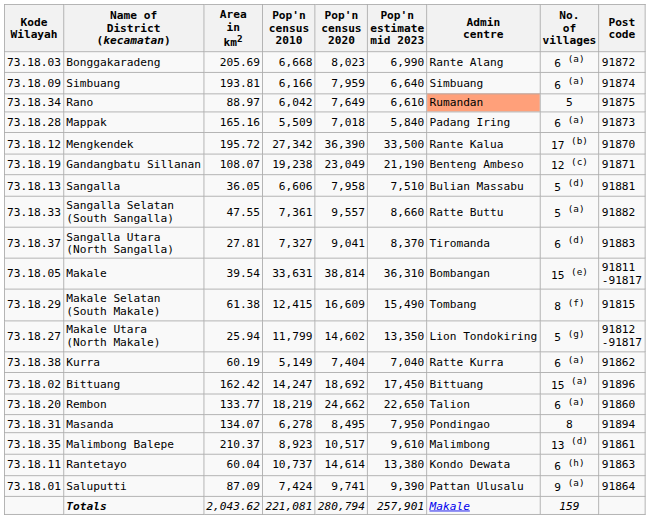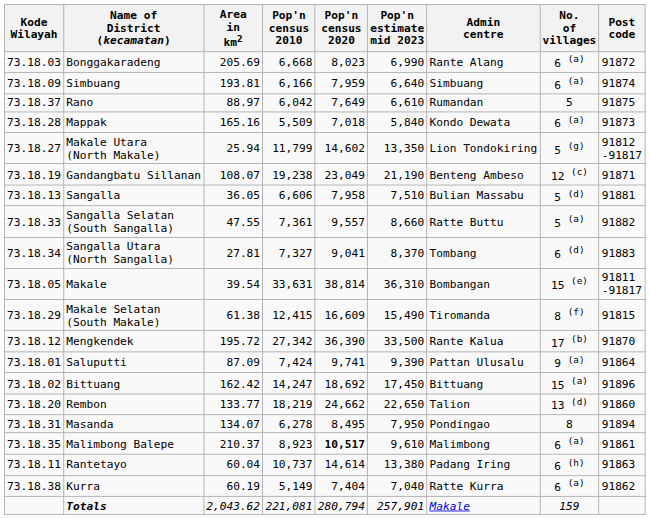(34, 103) 73.18.34 -> (34, 103) 73.18.37
(456, 103) lightsalmon background -> (456, 103) no background
(470, 122) Padang Iring -> (470, 122) Kondo Dewata
rows swapped: (100, 143) <-> (113, 336)
(34, 243) 73.18.37 -> (34, 253) 73.18.34
(460, 243) Tiromanda -> (453, 253) Tombang
(453, 305) Tombang -> (460, 315) Tiromanda
rows swapped: (97, 486) <-> (83, 362)
(569, 404) 6 (a) -> (569, 404) 13 (d)
(345, 444) normal -> (345, 444) bold
(569, 444) 13 (d) -> (569, 444) 6 (a)
(470, 465) Kondo Dewata -> (470, 465) Padang Iring
